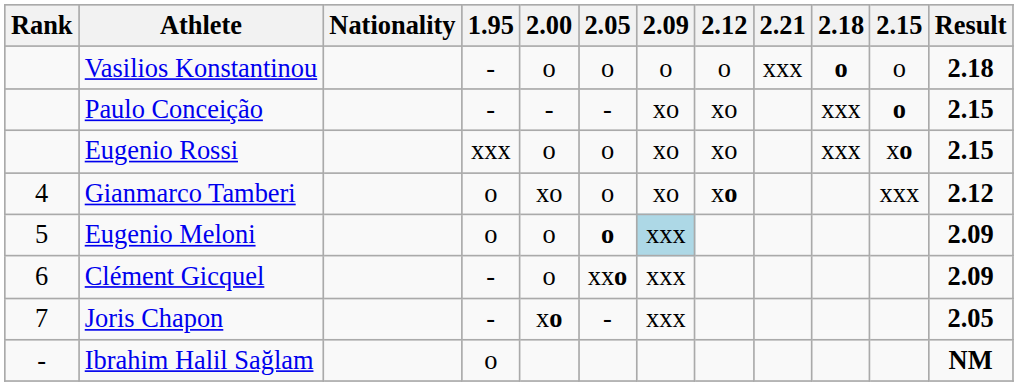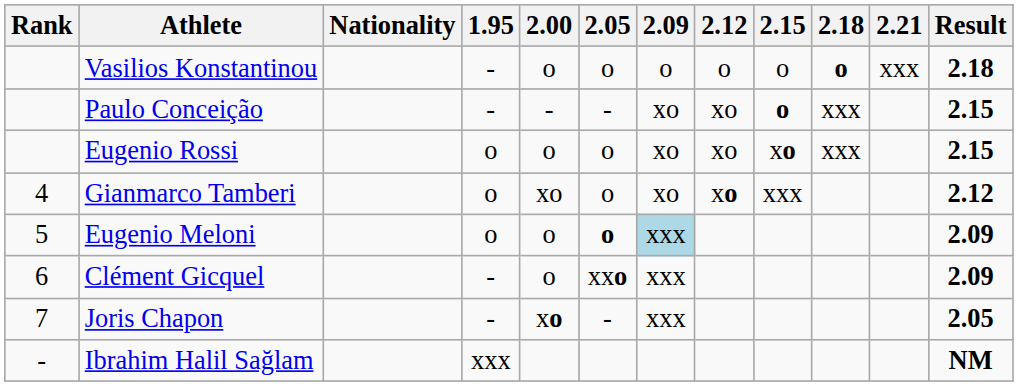columns swapped: (899, 25) <-> (783, 25)
(491, 151) xxx -> (491, 151) o
(491, 360) o -> (491, 360) xxx
